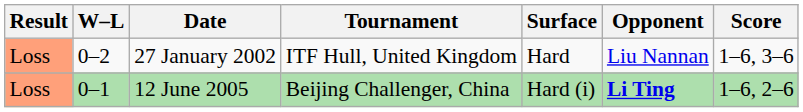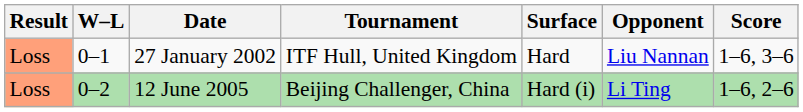(94, 55) 0–2 -> (94, 55) 0–1
(94, 89) 0–1 -> (94, 89) 0–2
(641, 89) bold -> (639, 89) normal
